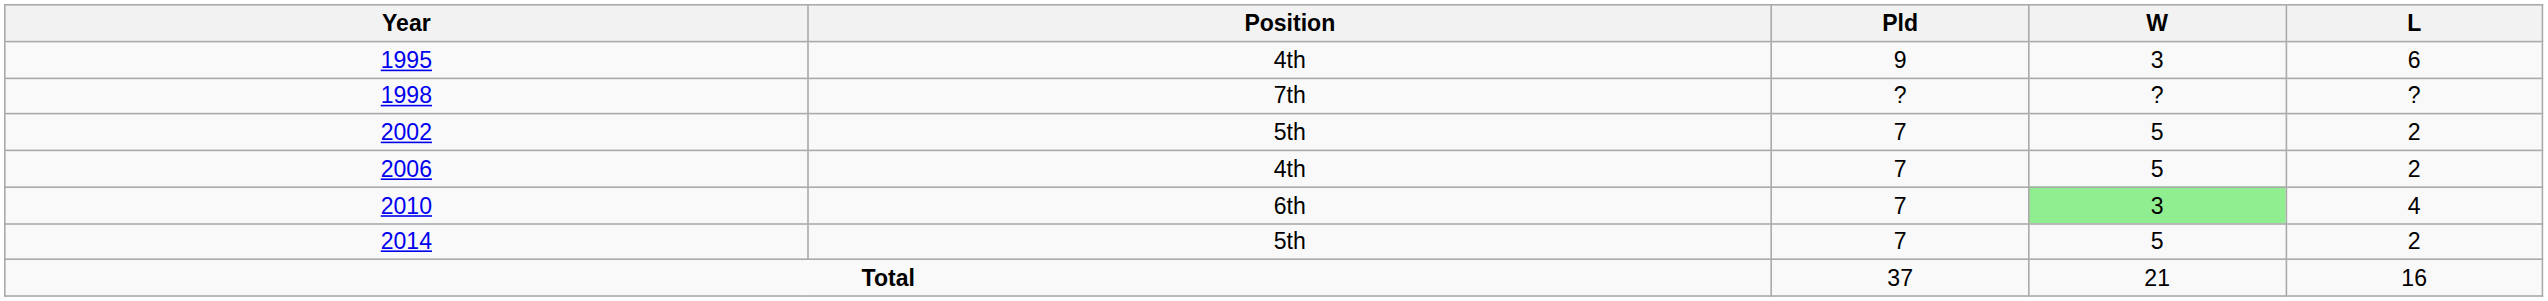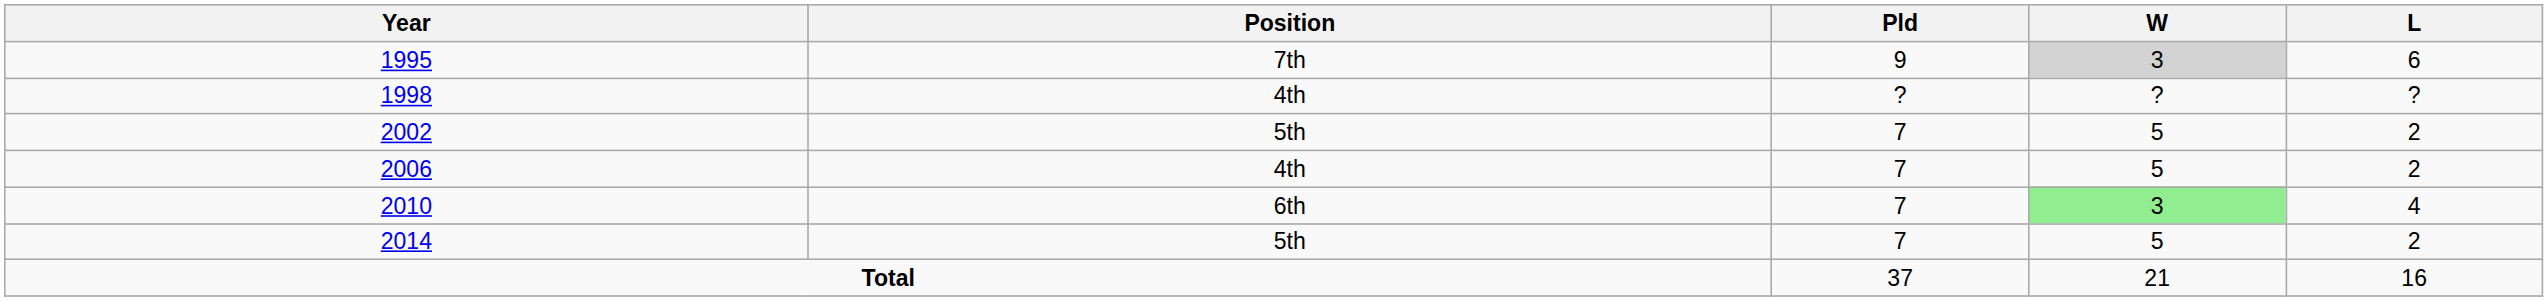(1290, 60) 4th -> (1290, 60) 7th
(2157, 60) no background -> (2157, 60) lightgrey background
(1290, 96) 7th -> (1290, 96) 4th
